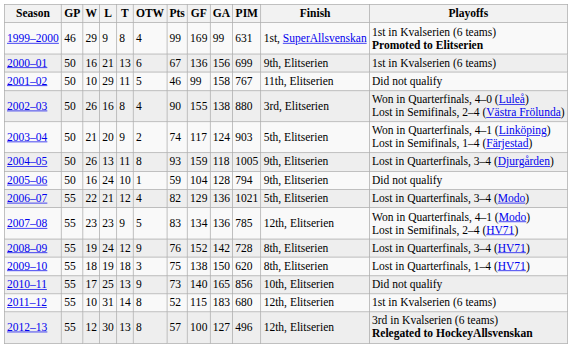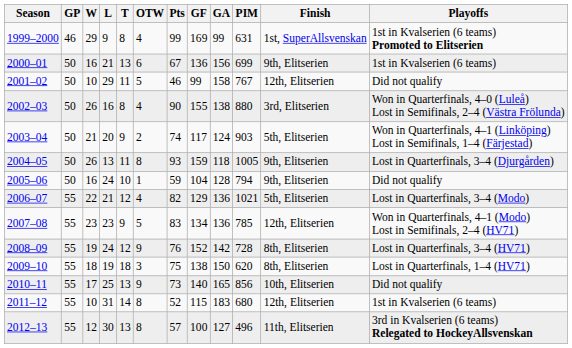(299, 81) 11th, Elitserien -> (299, 81) 12th, Elitserien
(299, 327) 12th, Elitserien -> (299, 327) 11th, Elitserien
